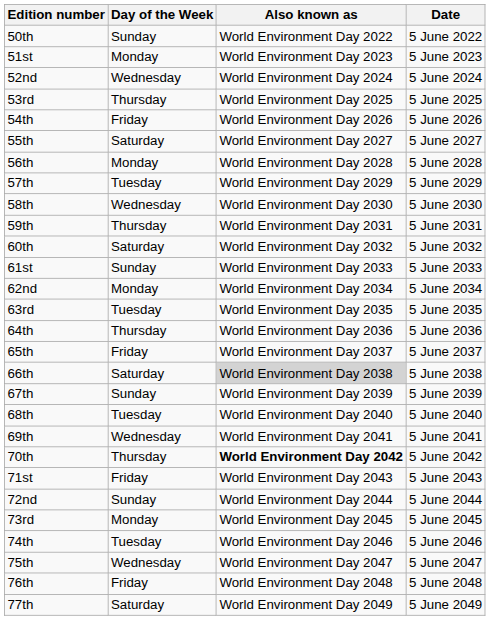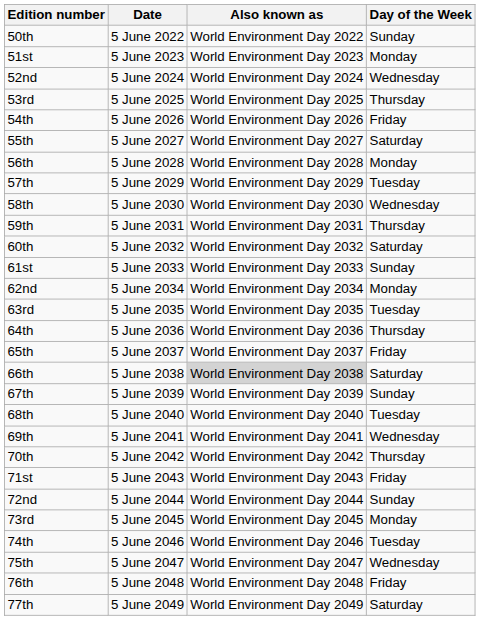columns swapped: (446, 15) <-> (162, 15)
(311, 457) bold -> (277, 457) normal
